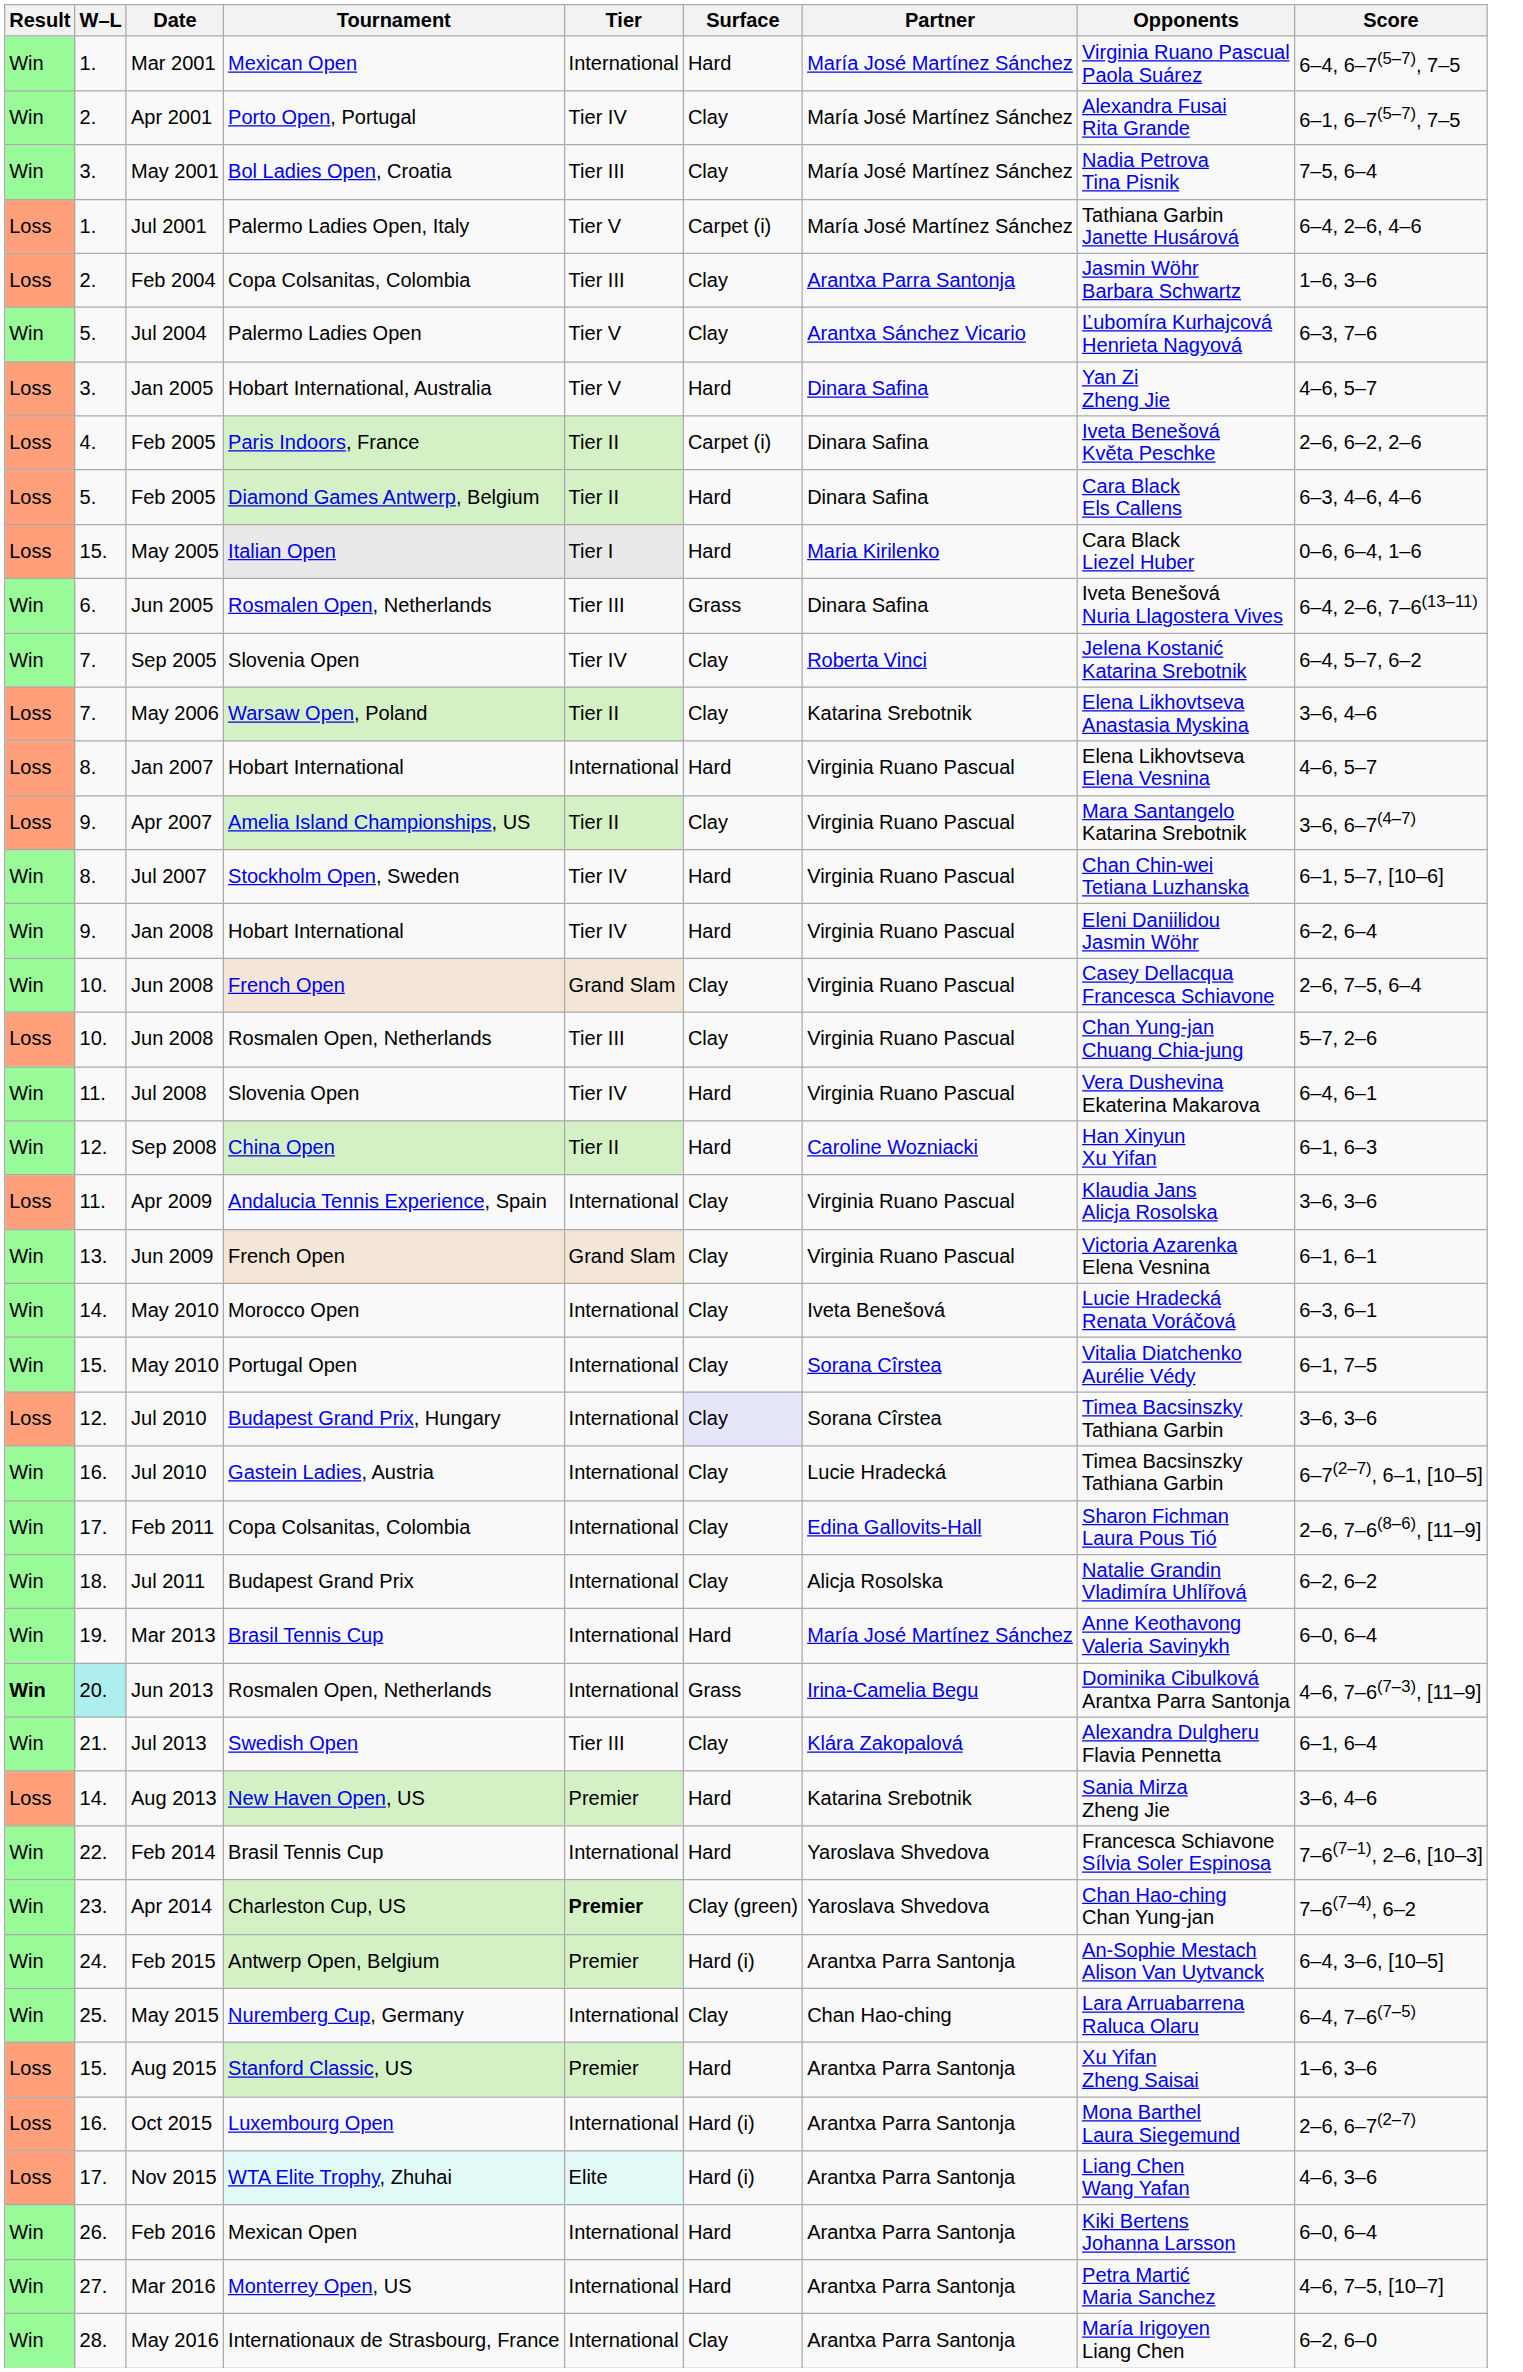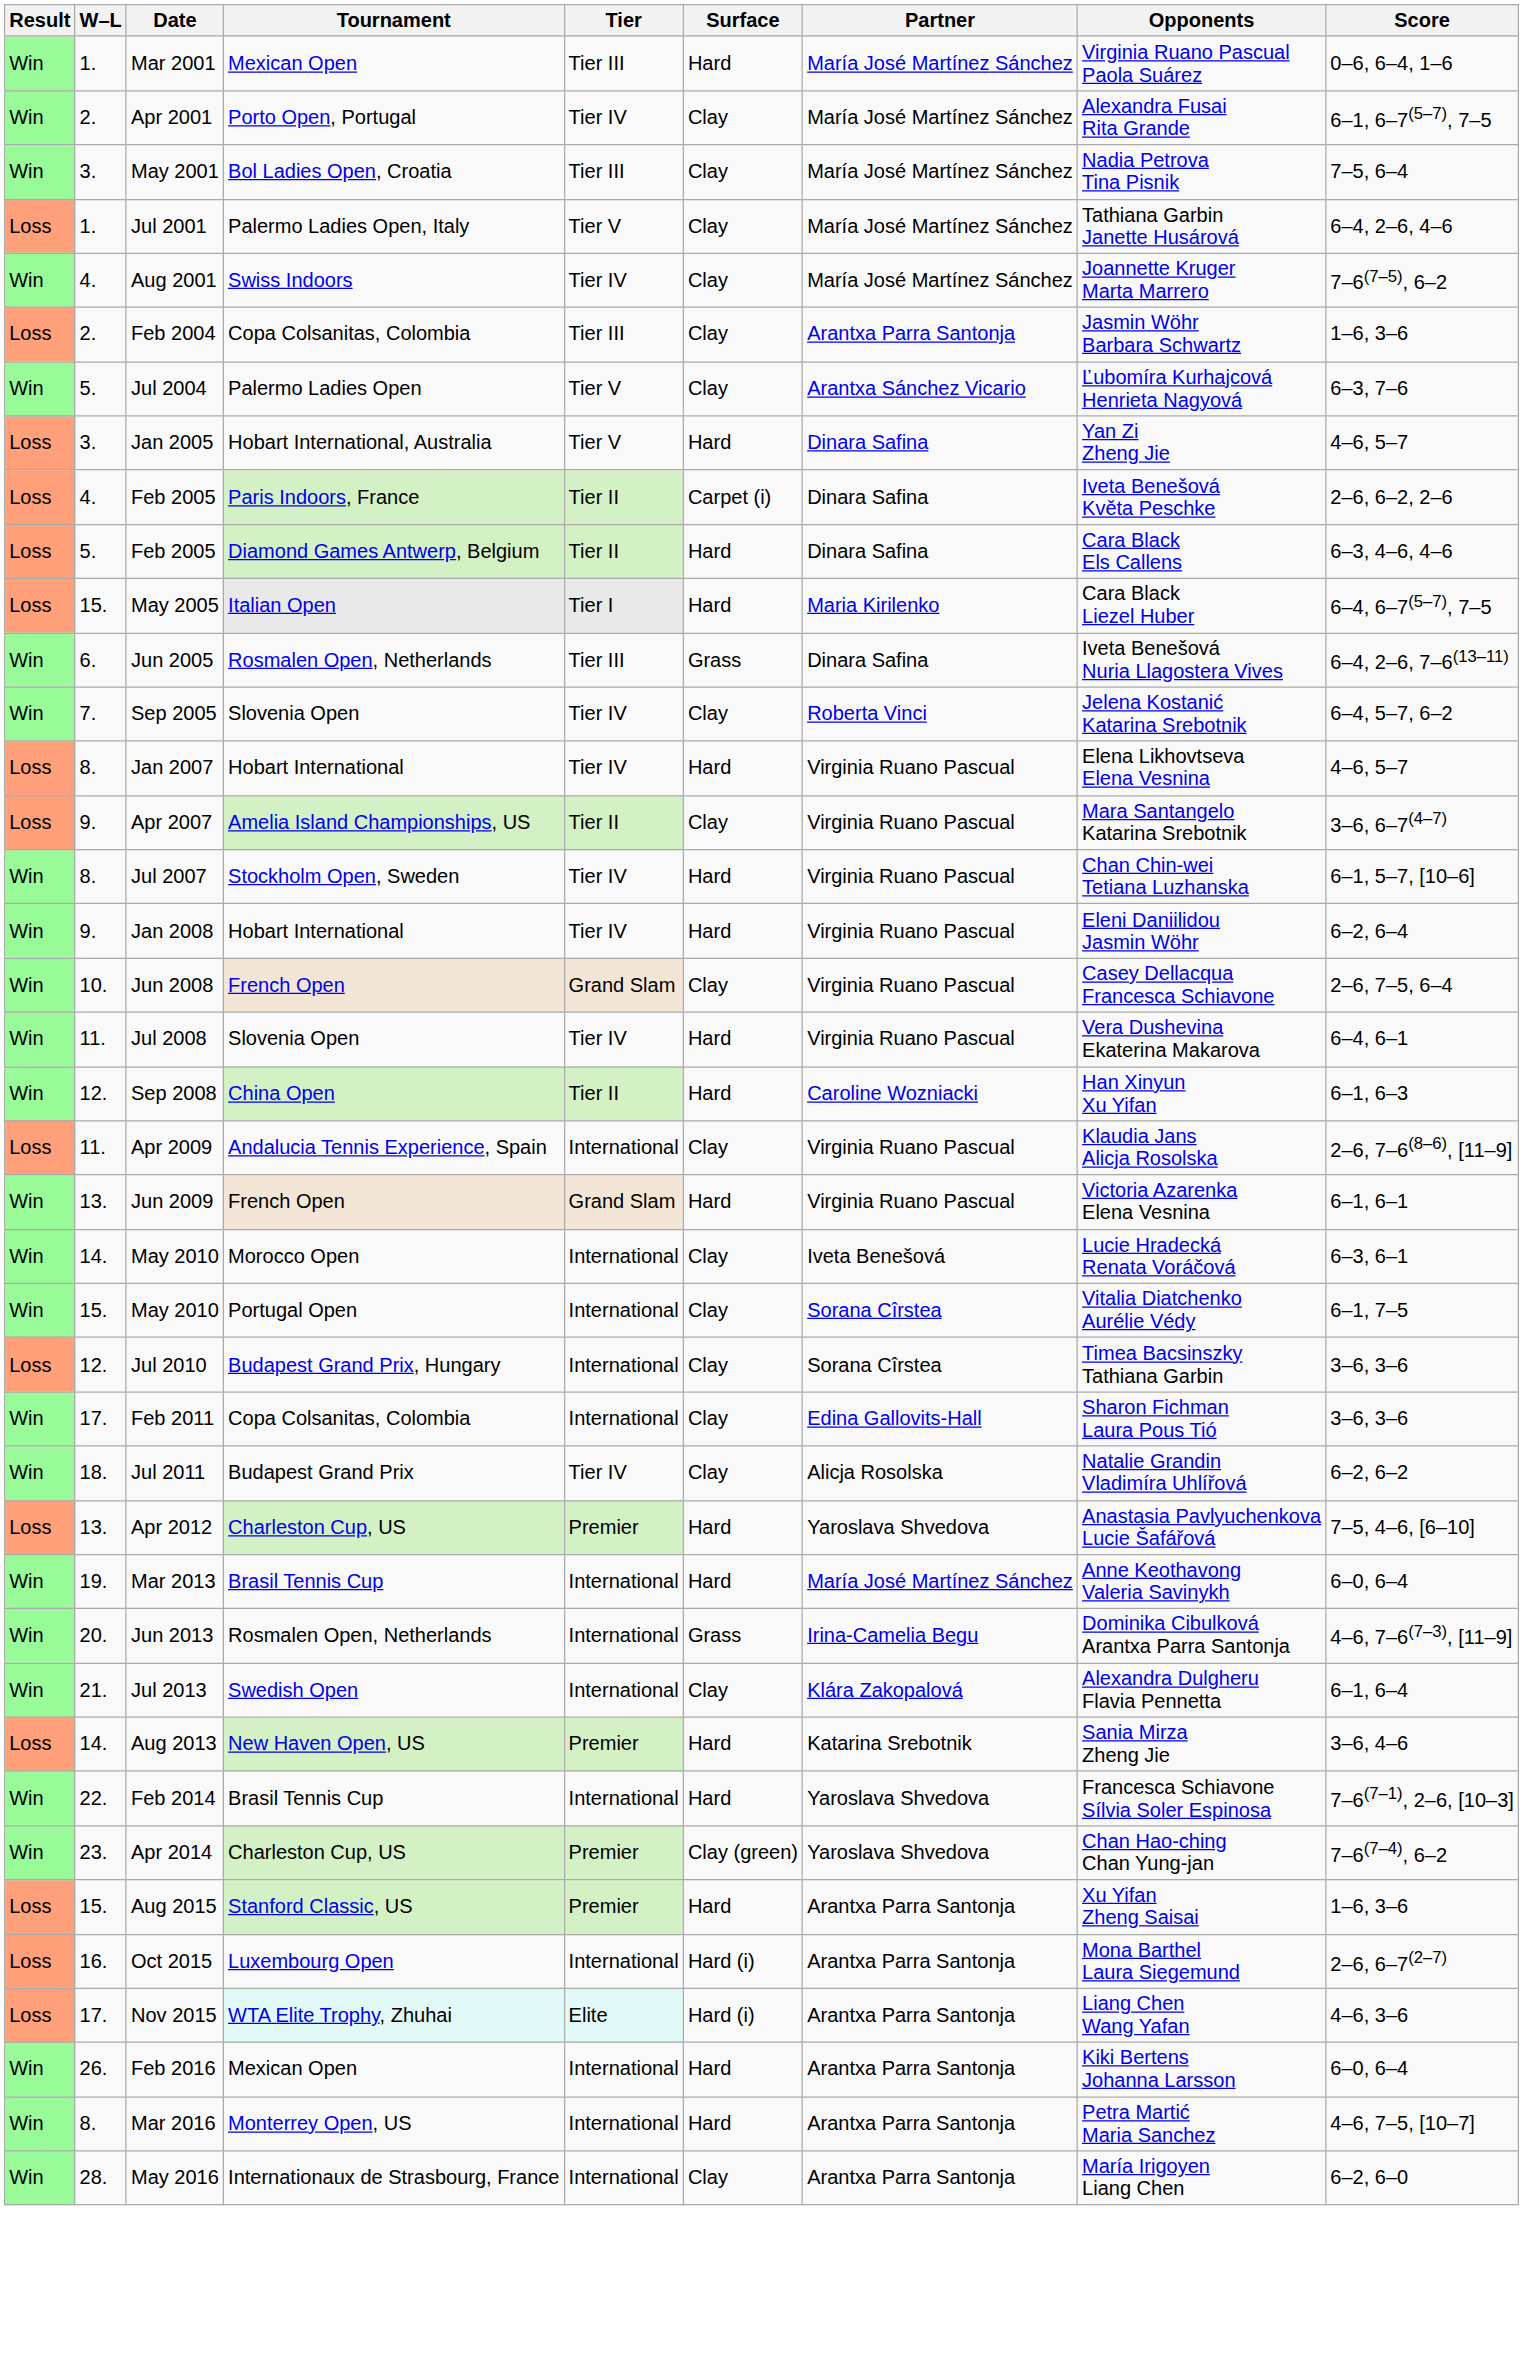(624, 63) International -> (597, 63) Tier III
(1380, 63) 6–4, 6–7(5–7), 7–5 -> (1392, 63) 0–6, 6–4, 1–6
(730, 225) Carpet (i) -> (708, 225) Clay
+ row: (174, 280)
(1360, 551) 0–6, 6–4, 1–6 -> (1411, 605) 6–4, 6–7(5–7), 7–5
- row: (175, 713)
(624, 768) International -> (598, 768) Tier IV
- row: (172, 1039)
(1338, 1201) 3–6, 3–6 -> (1421, 1147) 2–6, 7–6(8–6), [11–9]
(708, 1256) Clay -> (710, 1201) Hard
(708, 1418) lavender background -> (708, 1364) no background
- row: (169, 1473)
(1390, 1527) 2–6, 7–6(8–6), [11–9] -> (1369, 1418) 3–6, 3–6
(624, 1581) International -> (598, 1473) Tier IV
+ row: (172, 1527)
(27, 1689) bold -> (26, 1635) normal
(93, 1689) paleturquoise background -> (93, 1635) no background
(597, 1744) Tier III -> (624, 1689) International
(606, 1906) bold -> (604, 1852) normal
- row: (173, 1960)
- row: (175, 2015)
(93, 2286) 27. -> (88, 2123) 8.
